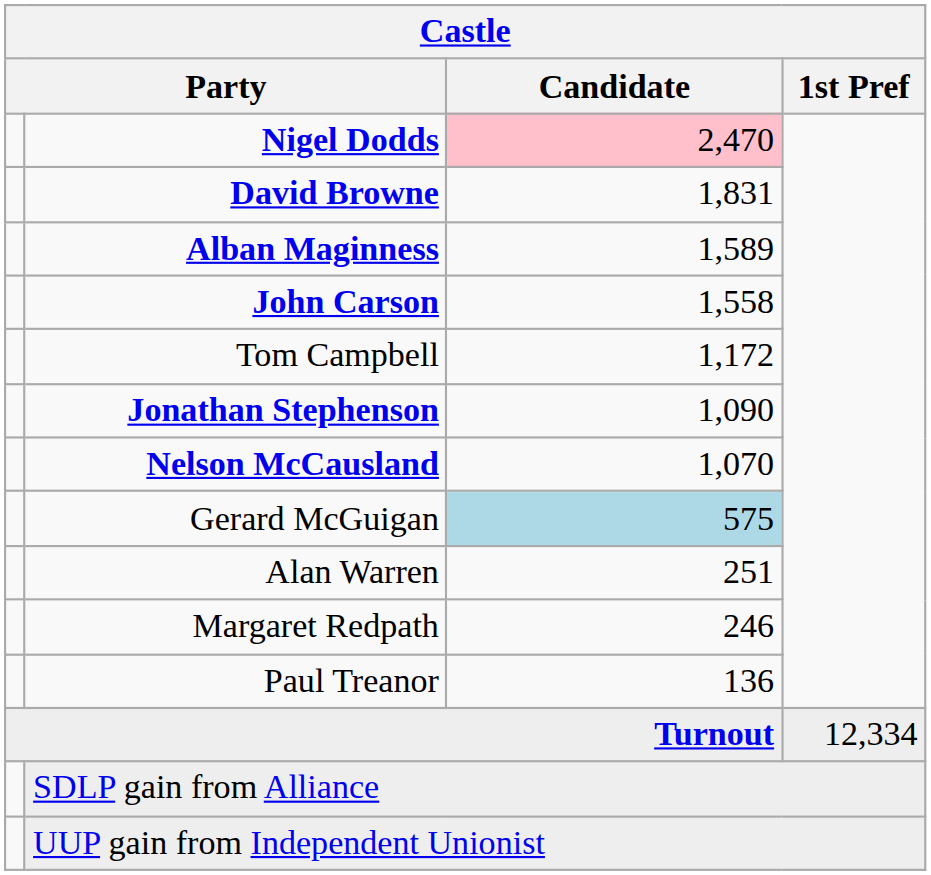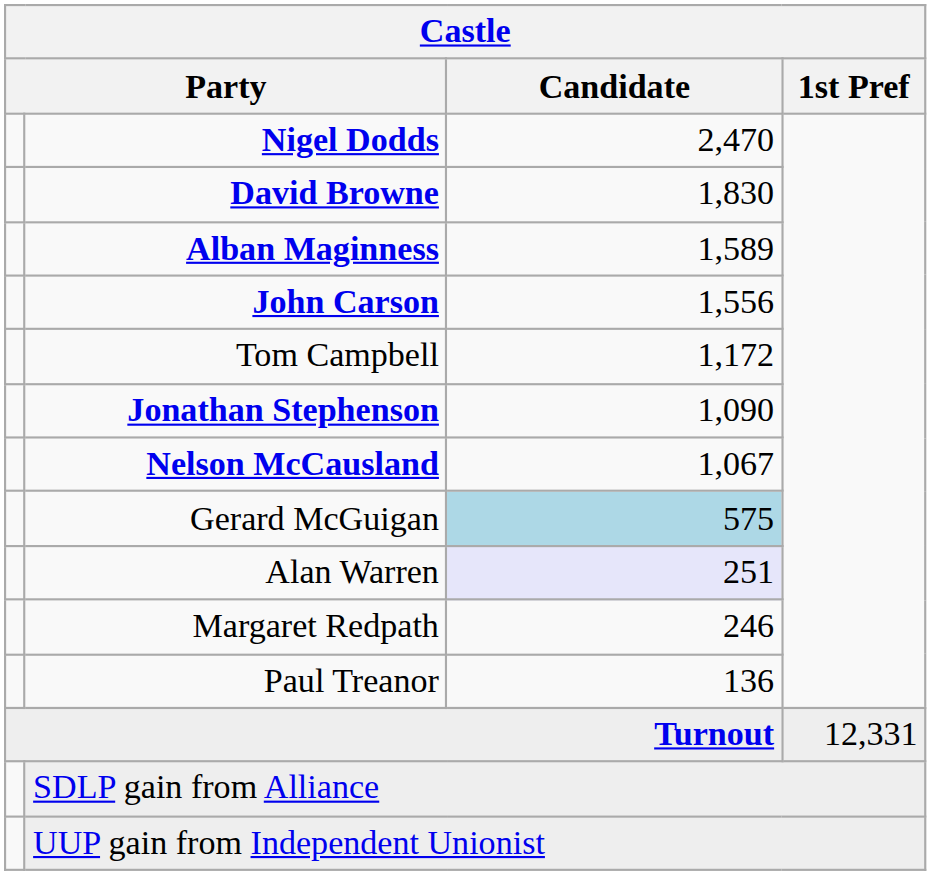(736, 139) pink background -> (736, 139) no background
(736, 193) 1,831 -> (736, 193) 1,830
(736, 301) 1,558 -> (736, 301) 1,556
(736, 463) 1,070 -> (736, 463) 1,067
(749, 572) no background -> (749, 572) lavender background
(871, 734) 12,334 -> (871, 734) 12,331
